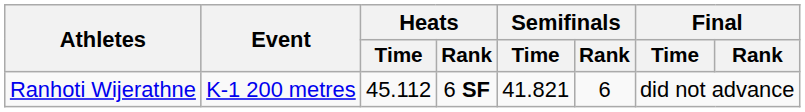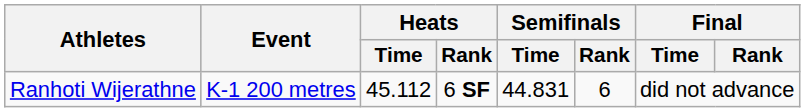(536, 90) 41.821 -> (536, 90) 44.831
